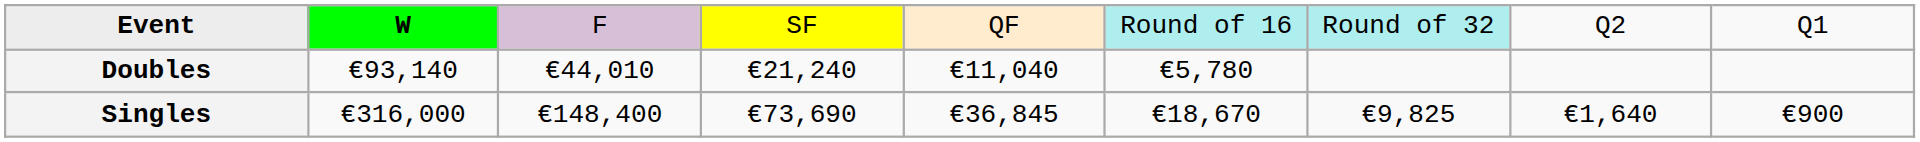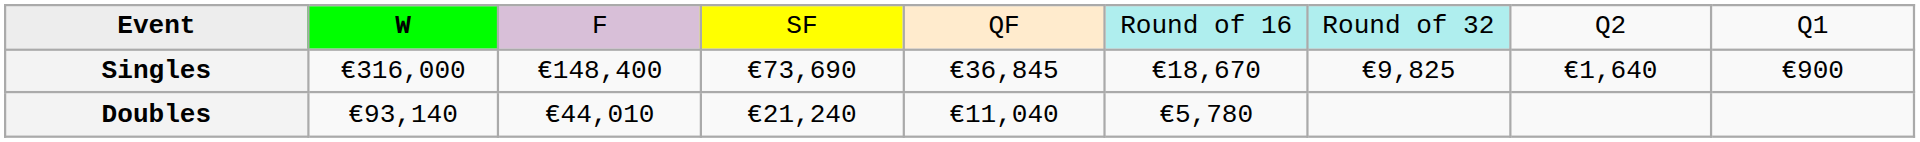rows swapped: (156, 114) <-> (156, 71)
